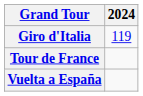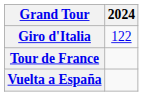(121, 36) 119 -> (121, 36) 122
